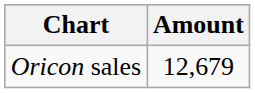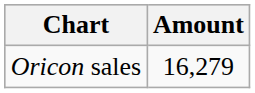(198, 66) 12,679 -> (198, 66) 16,279
